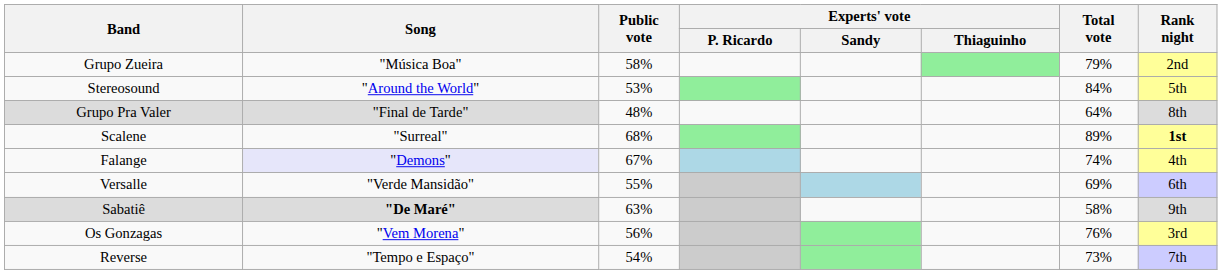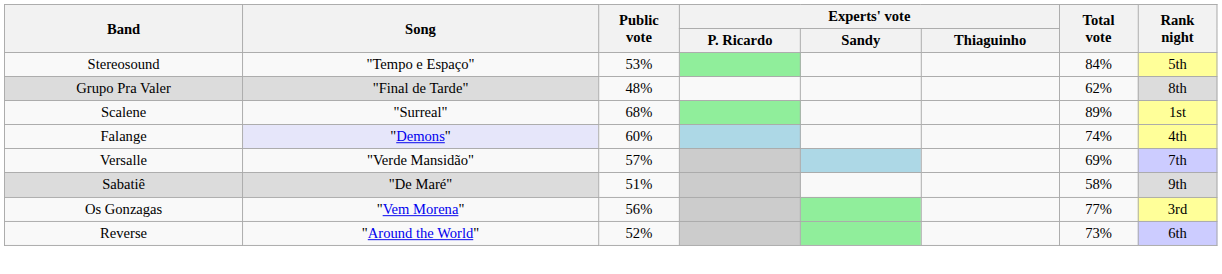- row: (124, 64)
(421, 88) "Around the World" -> (421, 64) "Tempo e Espaço"
(1099, 112) 64% -> (1099, 88) 62%
(1177, 137) bold -> (1177, 112) normal
(639, 161) 67% -> (639, 137) 60%
(639, 185) 55% -> (639, 161) 57%
(1177, 185) 6th -> (1177, 161) 7th
(421, 209) bold -> (421, 185) normal
(639, 209) 63% -> (639, 185) 51%
(1099, 233) 76% -> (1099, 209) 77%
(421, 257) "Tempo e Espaço" -> (421, 233) "Around the World"
(639, 257) 54% -> (639, 233) 52%
(1177, 257) 7th -> (1177, 233) 6th
